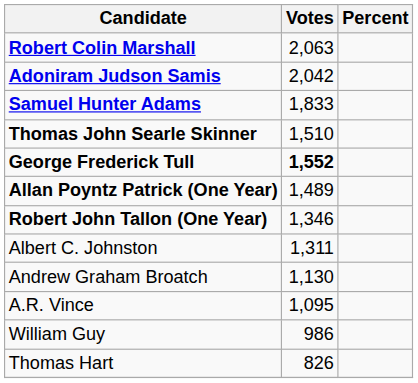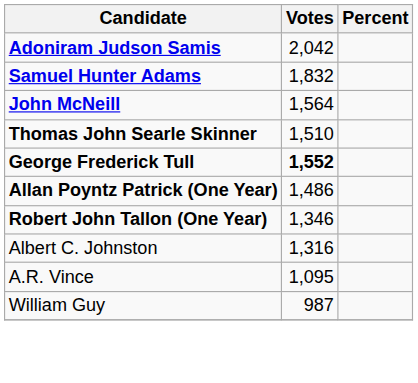- row: (102, 47)
(311, 104) 1,833 -> (311, 76) 1,832
+ row: (64, 104)
(311, 190) 1,489 -> (311, 190) 1,486
(312, 248) 1,311 -> (311, 248) 1,316
- row: (108, 276)
(319, 334) 986 -> (319, 305) 987
- row: (61, 362)
